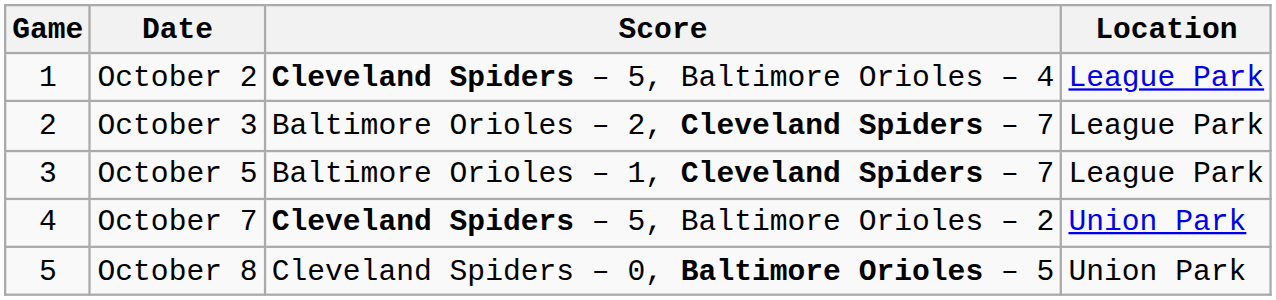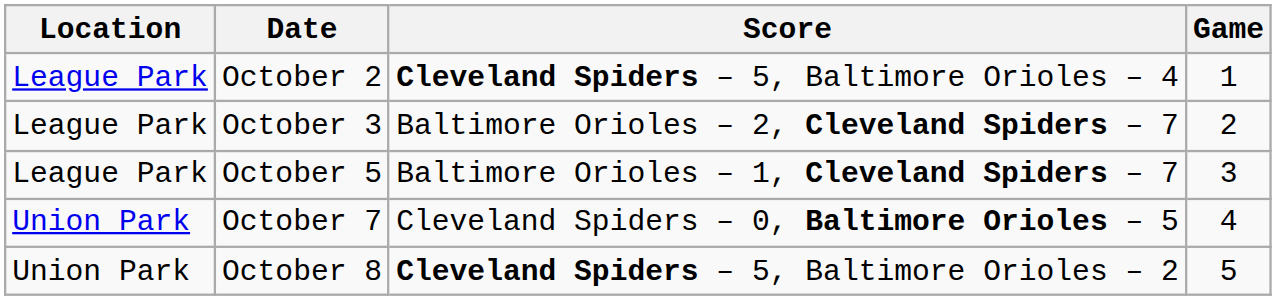columns swapped: (48, 29) <-> (1166, 29)
(663, 223) Cleveland Spiders – 5, Baltimore Orioles – 2 -> (788, 223) Cleveland Spiders – 0, Baltimore Orioles – 5
(663, 271) Cleveland Spiders – 0, Baltimore Orioles – 5 -> (788, 271) Cleveland Spiders – 5, Baltimore Orioles – 2
